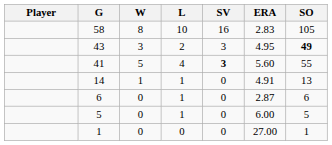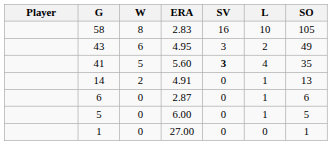columns swapped: (182, 13) <-> (265, 13)
(140, 47) 3 -> (140, 47) 6
(306, 47) bold -> (306, 47) normal
(306, 64) 55 -> (306, 64) 35
(140, 81) 1 -> (140, 81) 2
